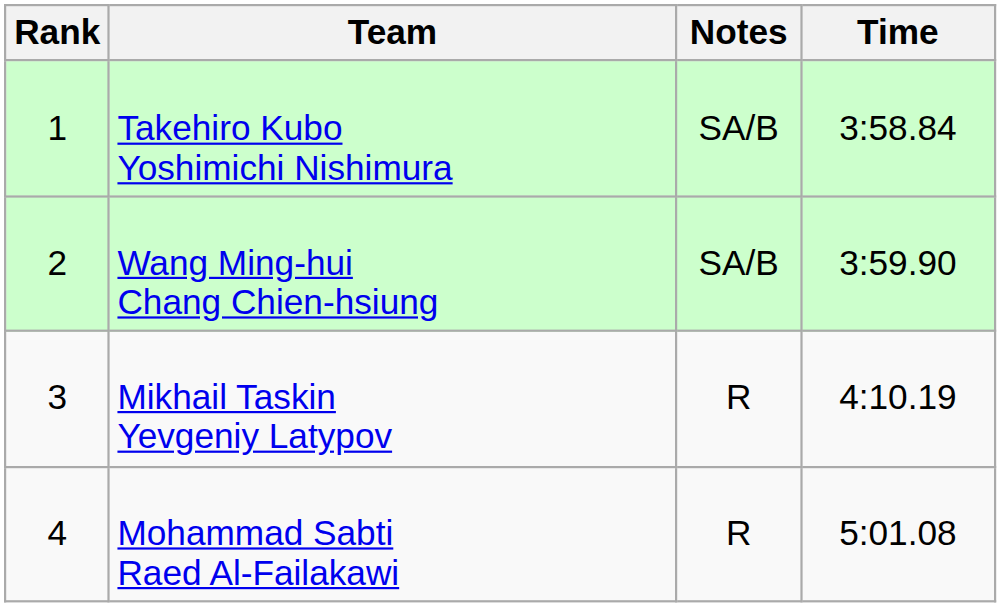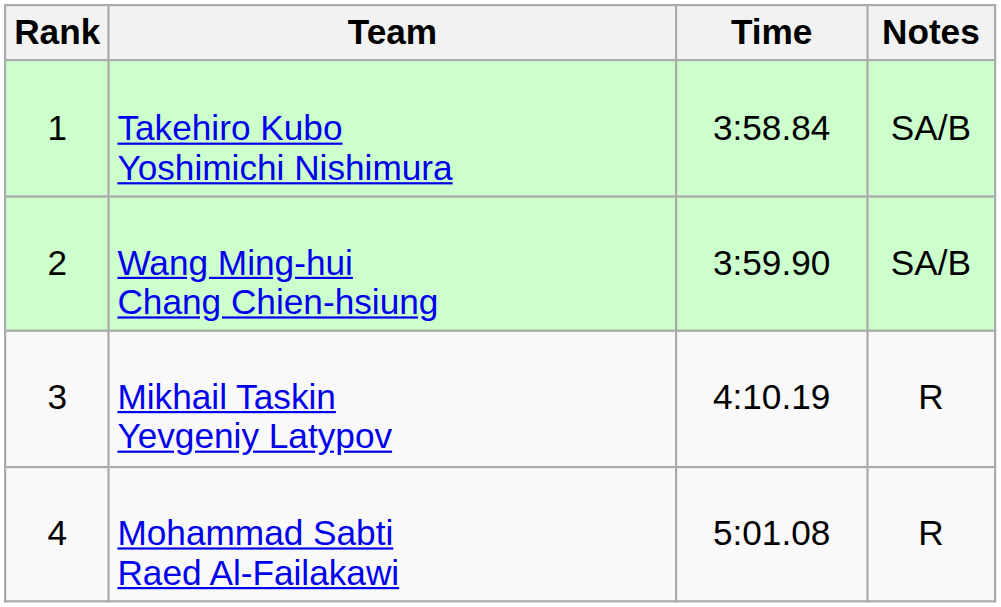columns swapped: (898, 32) <-> (739, 32)
